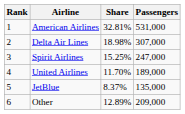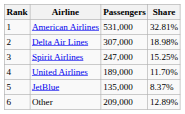columns swapped: (157, 12) <-> (117, 12)
